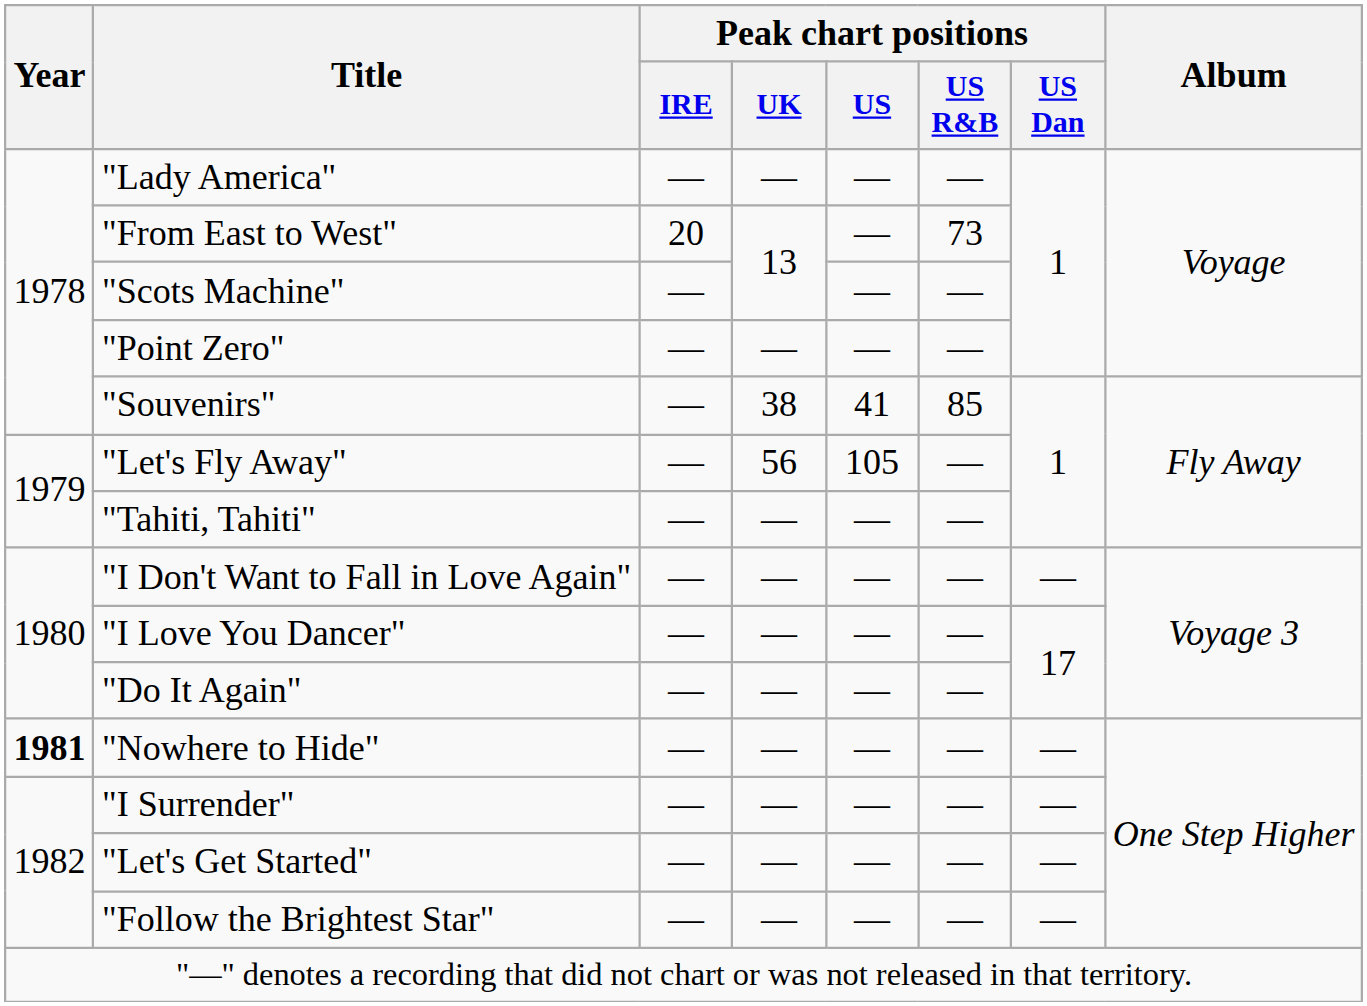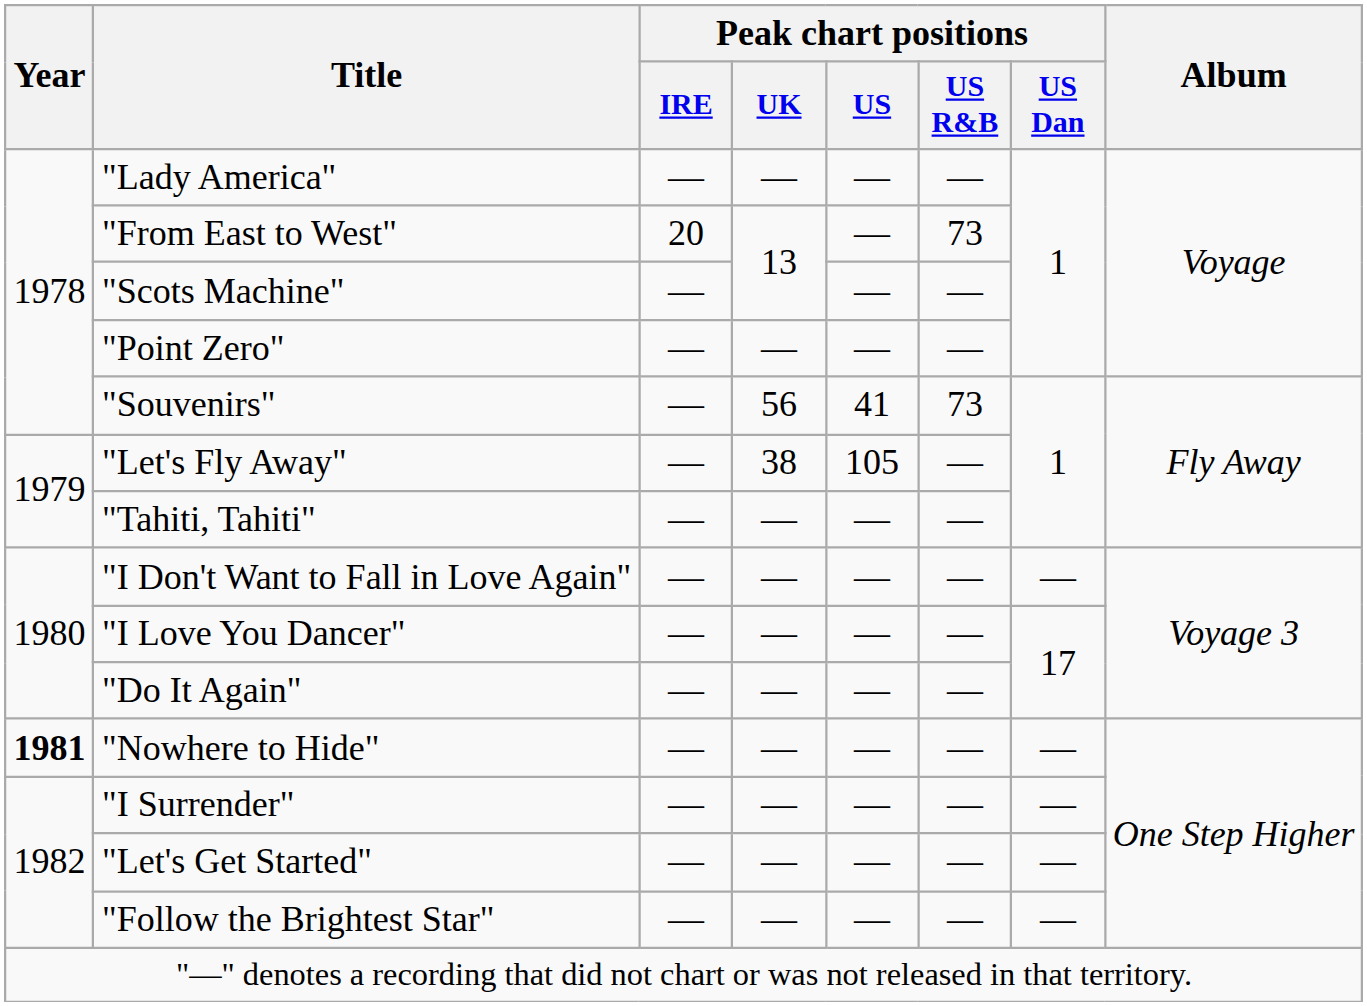(779, 404) 38 -> (779, 404) 56
(965, 404) 85 -> (965, 404) 73
(779, 461) 56 -> (779, 461) 38
